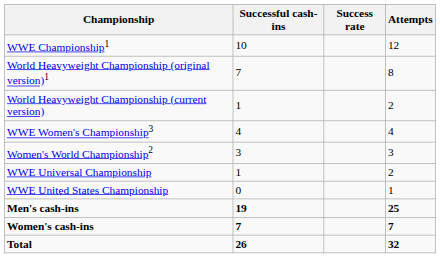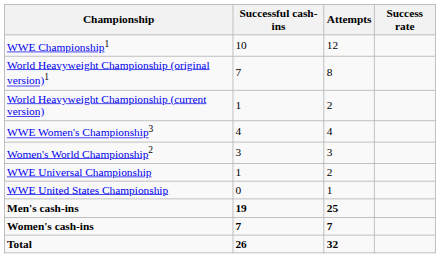columns swapped: (410, 19) <-> (355, 19)
